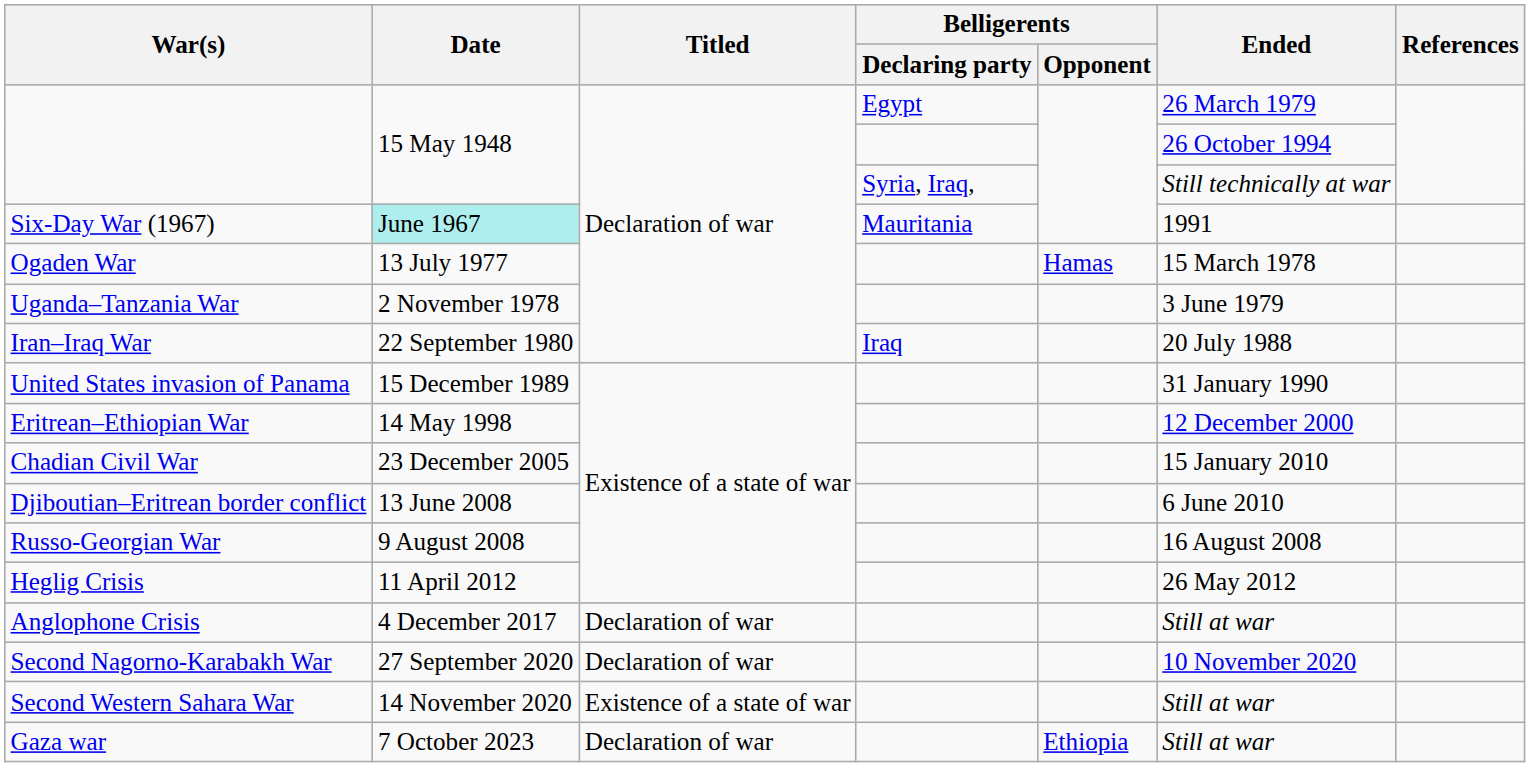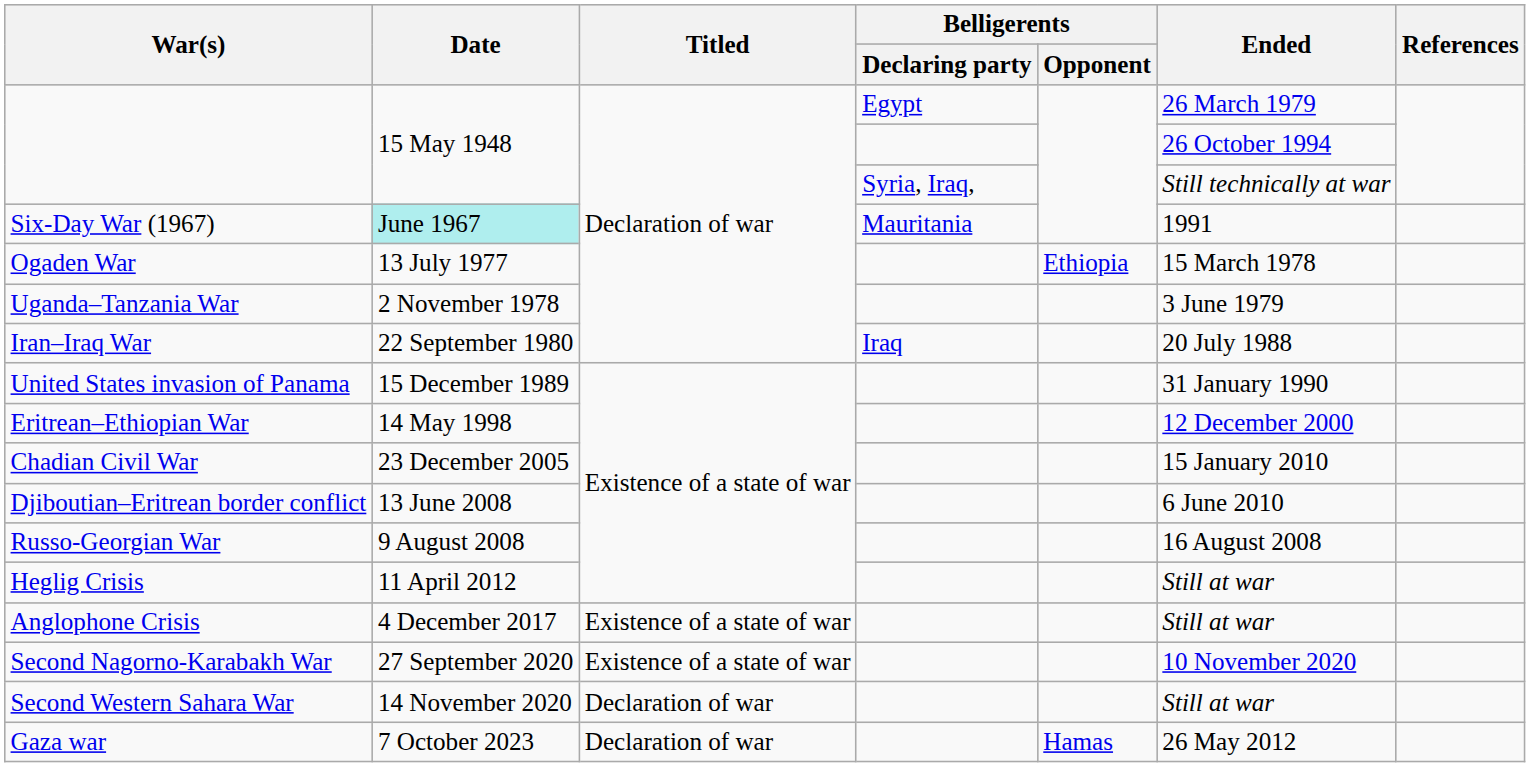(1078, 263) Hamas -> (1086, 263) Ethiopia
(1229, 582) 26 May 2012 -> (1218, 582) Still at war
(679, 622) Declaration of war -> (718, 622) Existence of a state of war
(679, 661) Declaration of war -> (718, 661) Existence of a state of war
(718, 701) Existence of a state of war -> (679, 701) Declaration of war
(1086, 741) Ethiopia -> (1078, 741) Hamas
(1218, 741) Still at war -> (1229, 741) 26 May 2012
